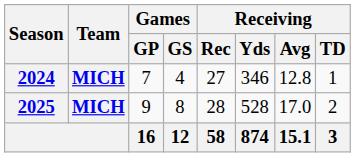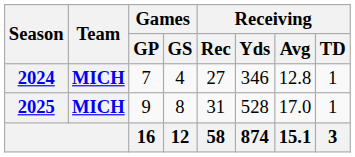(216, 107) 28 -> (216, 107) 31
(333, 107) 2 -> (333, 107) 1
